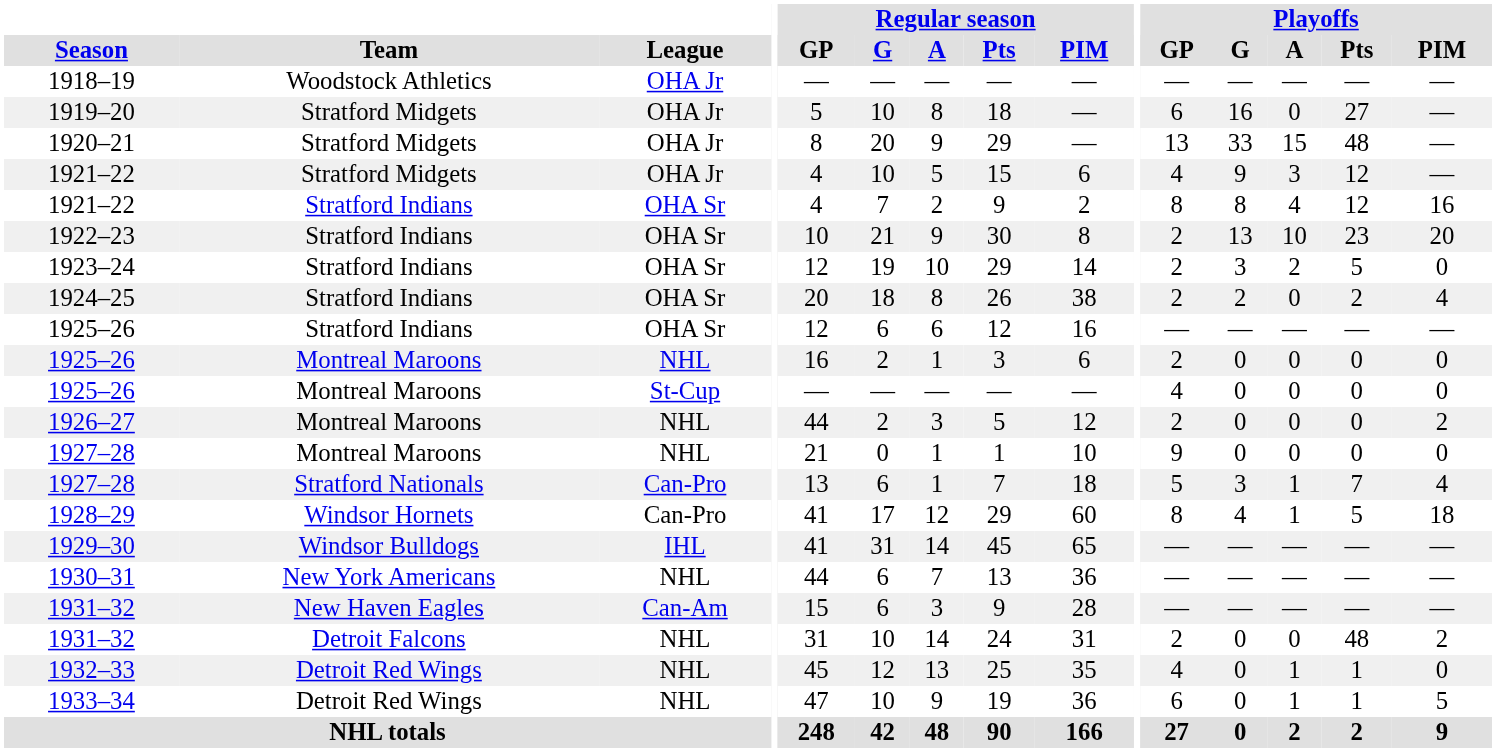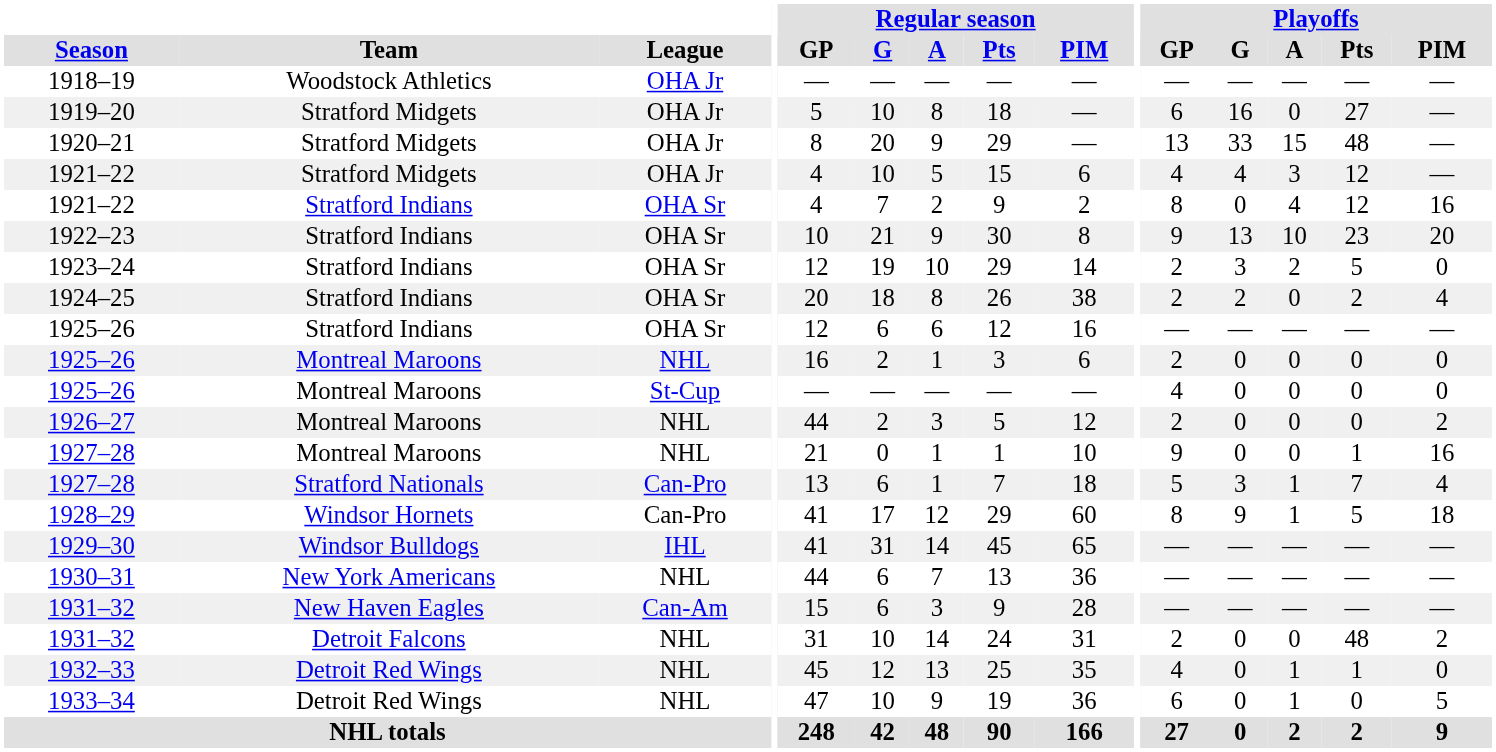(1240, 174) 9 -> (1240, 174) 4
(1240, 205) 8 -> (1240, 205) 0
(1177, 236) 2 -> (1177, 236) 9
(1357, 453) 0 -> (1357, 453) 1
(1442, 453) 0 -> (1442, 453) 16
(1240, 515) 4 -> (1240, 515) 9
(1357, 701) 1 -> (1357, 701) 0
